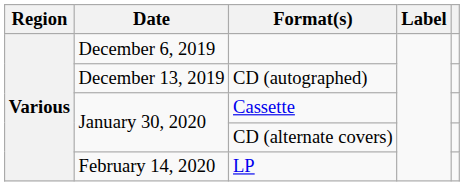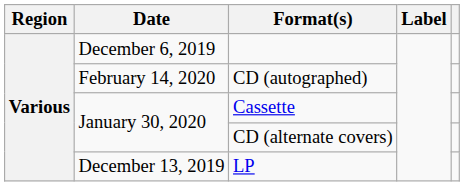(152, 78) December 13, 2019 -> (147, 78) February 14, 2020
(147, 166) February 14, 2020 -> (152, 166) December 13, 2019
